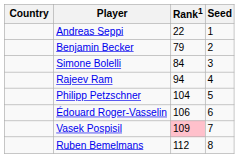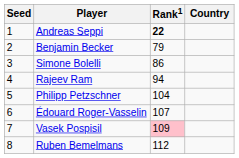columns swapped: (29, 13) <-> (220, 13)
(179, 31) normal -> (158, 31) bold
(179, 64) 84 -> (158, 64) 86
(181, 112) 106 -> (161, 112) 107
